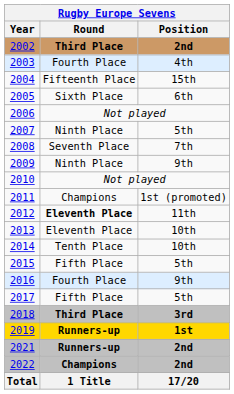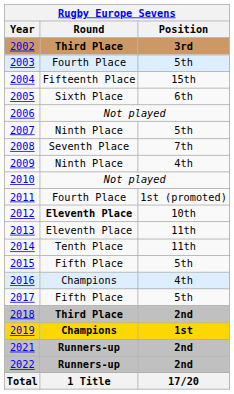(184, 46) 2nd -> (184, 46) 3rd
(184, 63) 4th -> (184, 63) 5th
(184, 163) 9th -> (184, 163) 4th
(89, 197) Champions -> (89, 197) Fourth Place
(184, 214) 11th -> (184, 214) 10th
(184, 230) 10th -> (184, 230) 11th
(184, 247) 10th -> (184, 247) 11th
(89, 281) Fourth Place -> (89, 281) Champions
(184, 281) 9th -> (184, 281) 4th
(184, 314) 3rd -> (184, 314) 2nd
(89, 331) Runners-up -> (89, 331) Champions
(89, 364) Champions -> (89, 364) Runners-up
